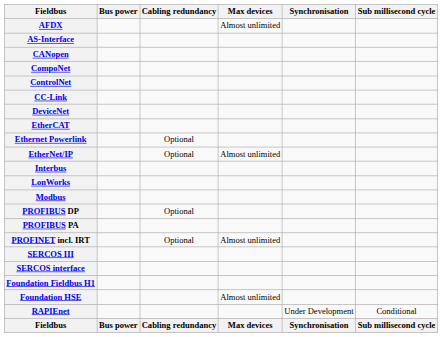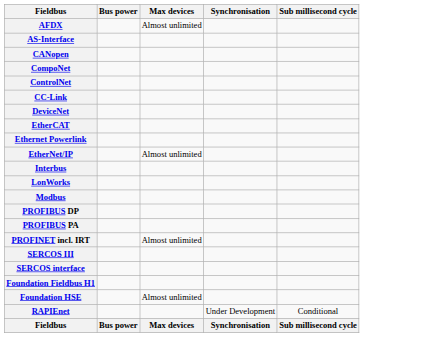- column: (179, 11)
